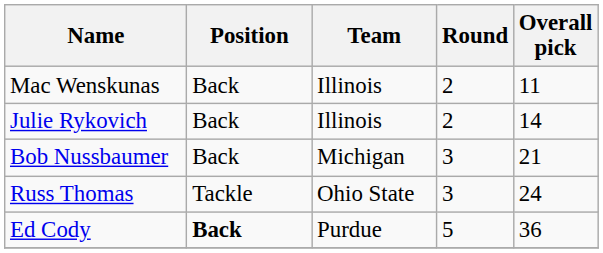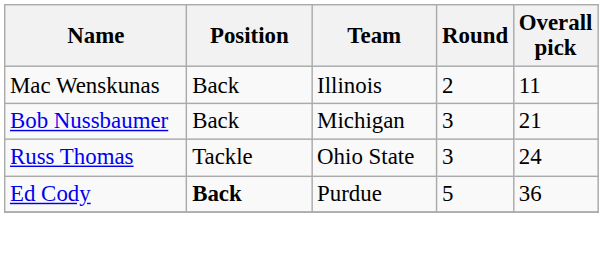- row: (78, 120)
